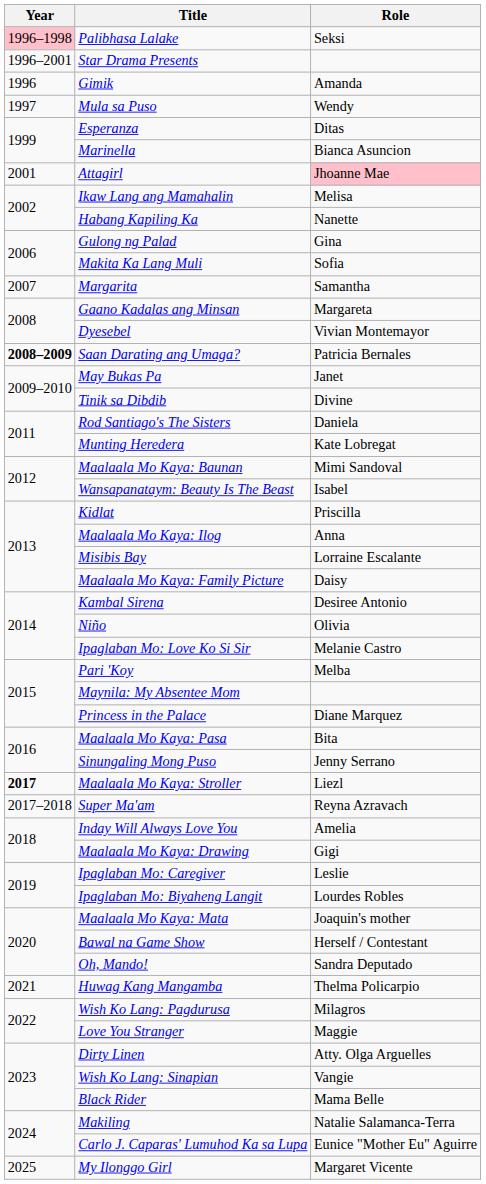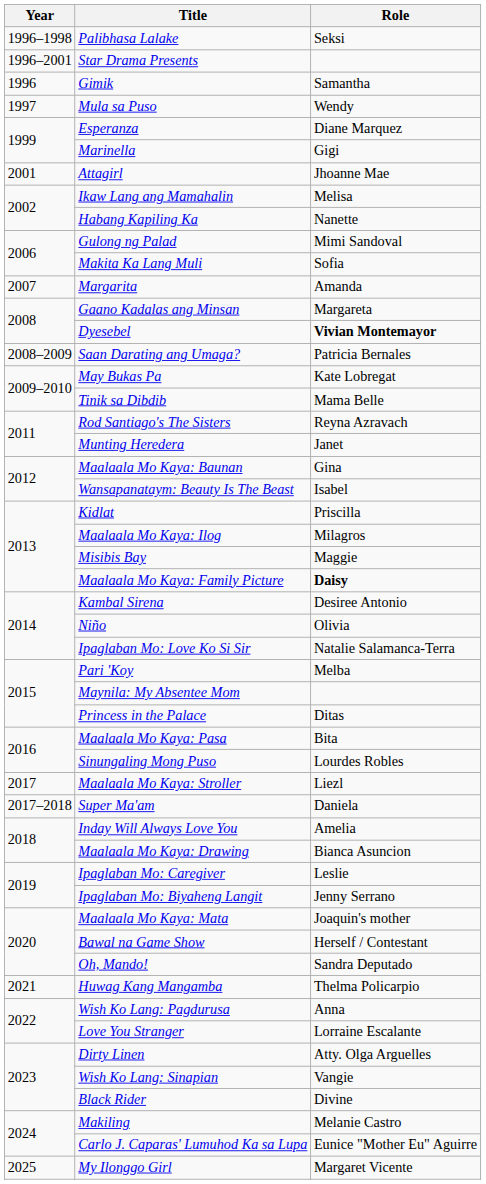(40, 38) pink background -> (40, 38) no background
(338, 83) Amanda -> (342, 83) Samantha
(329, 128) Ditas -> (358, 128) Diane Marquez
(362, 151) Bianca Asuncion -> (327, 151) Gigi
(352, 173) pink background -> (352, 173) no background
(328, 241) Gina -> (358, 241) Mimi Sandoval
(342, 286) Samantha -> (338, 286) Amanda
(371, 331) normal -> (375, 331) bold
(40, 354) bold -> (40, 354) normal
(329, 377) Janet -> (355, 377) Kate Lobregat
(333, 399) Divine -> (349, 399) Mama Belle
(336, 422) Daniela -> (361, 422) Reyna Azravach
(355, 444) Kate Lobregat -> (329, 444) Janet
(358, 467) Mimi Sandoval -> (328, 467) Gina
(329, 535) Anna -> (340, 535) Milagros
(367, 557) Lorraine Escalante -> (336, 557) Maggie
(330, 580) normal -> (331, 580) bold
(358, 648) Melanie Castro -> (384, 648) Natalie Salamanca-Terra
(358, 715) Diane Marquez -> (329, 715) Ditas
(354, 761) Jenny Serrano -> (359, 761) Lourdes Robles
(22, 783) bold -> (22, 783) normal
(361, 806) Reyna Azravach -> (336, 806) Daniela
(327, 851) Gigi -> (362, 851) Bianca Asuncion
(359, 896) Lourdes Robles -> (354, 896) Jenny Serrano
(340, 1009) Milagros -> (329, 1009) Anna
(336, 1032) Maggie -> (367, 1032) Lorraine Escalante
(349, 1099) Mama Belle -> (333, 1099) Divine
(384, 1122) Natalie Salamanca-Terra -> (358, 1122) Melanie Castro
